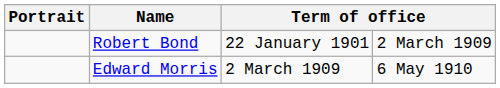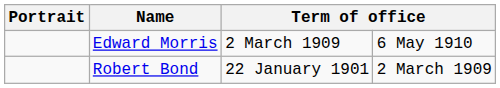rows swapped: (146, 44) <-> (155, 70)
